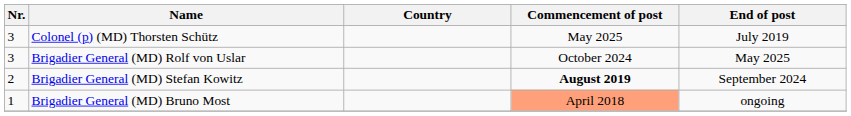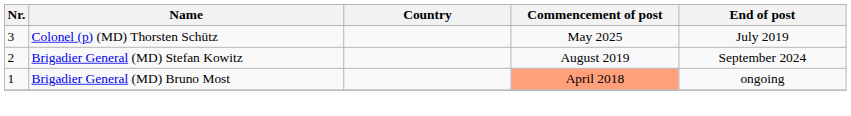- row: (138, 57)
(595, 79) bold -> (595, 57) normal
